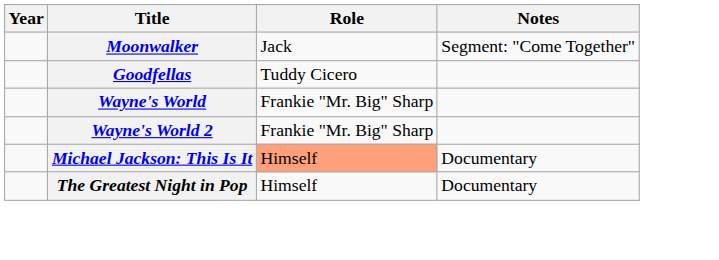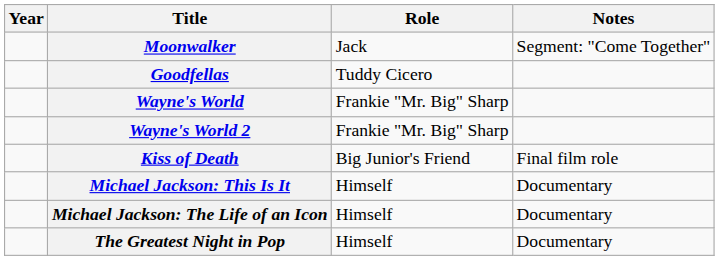+ row: (190, 158)
(289, 158) lightsalmon background -> (364, 185) no background
+ row: (190, 213)
